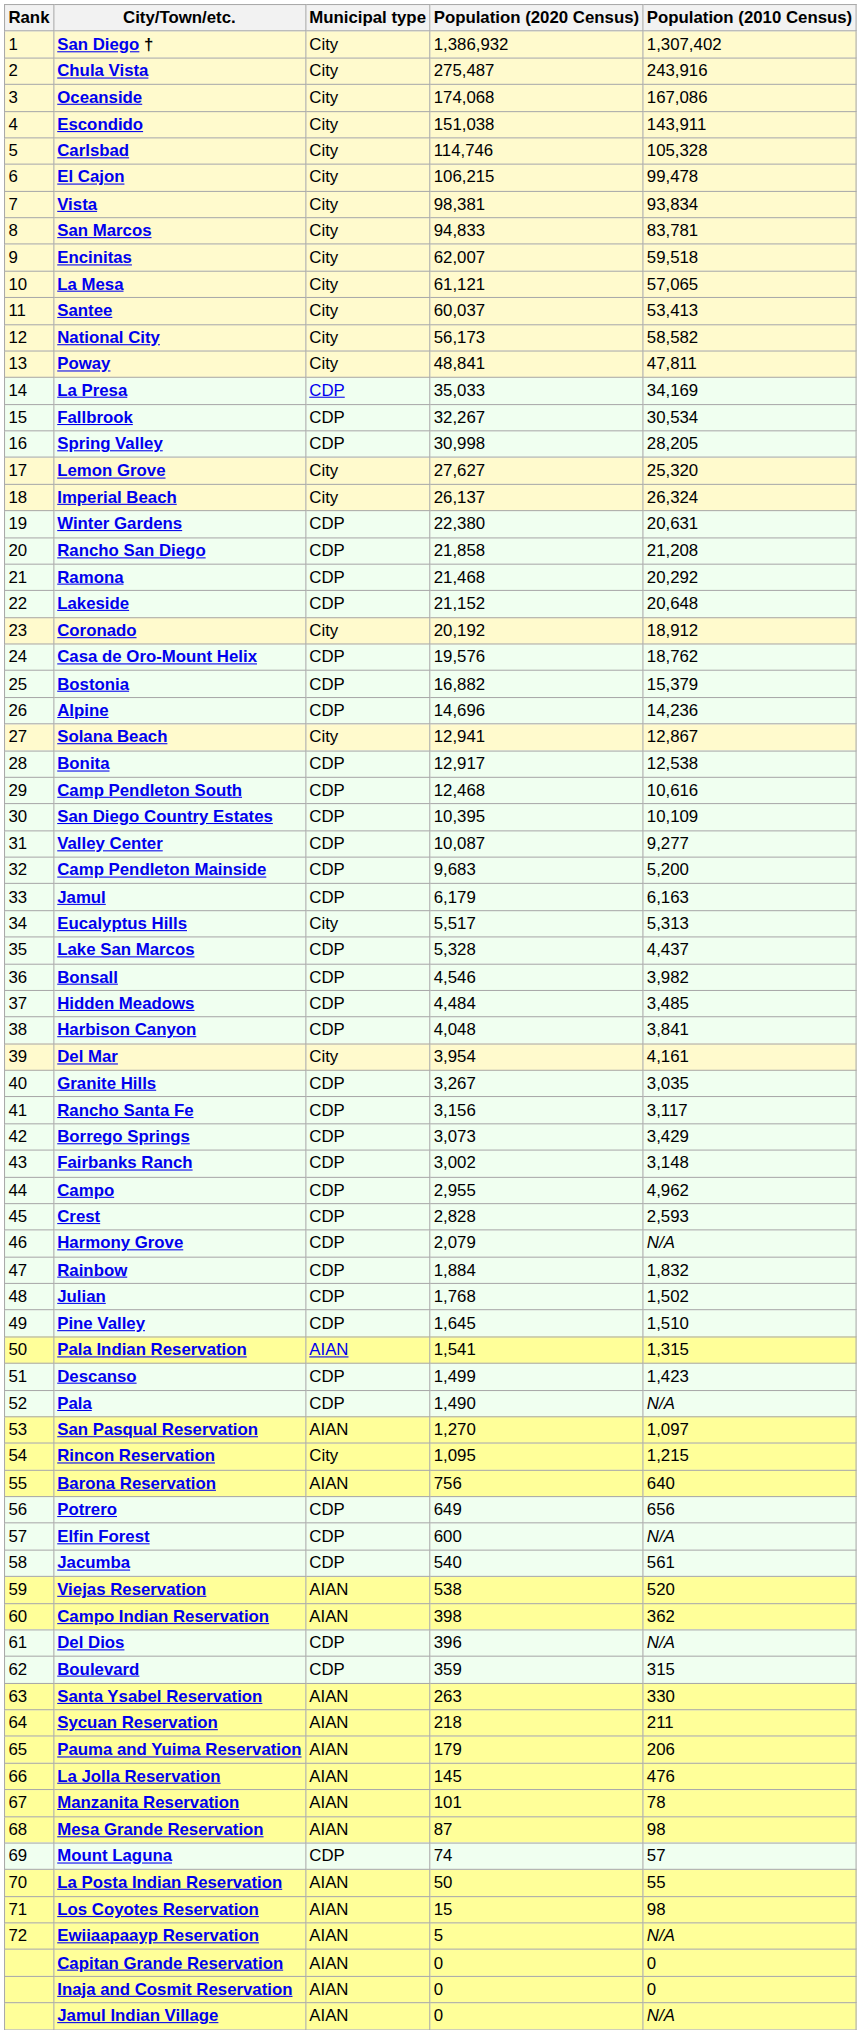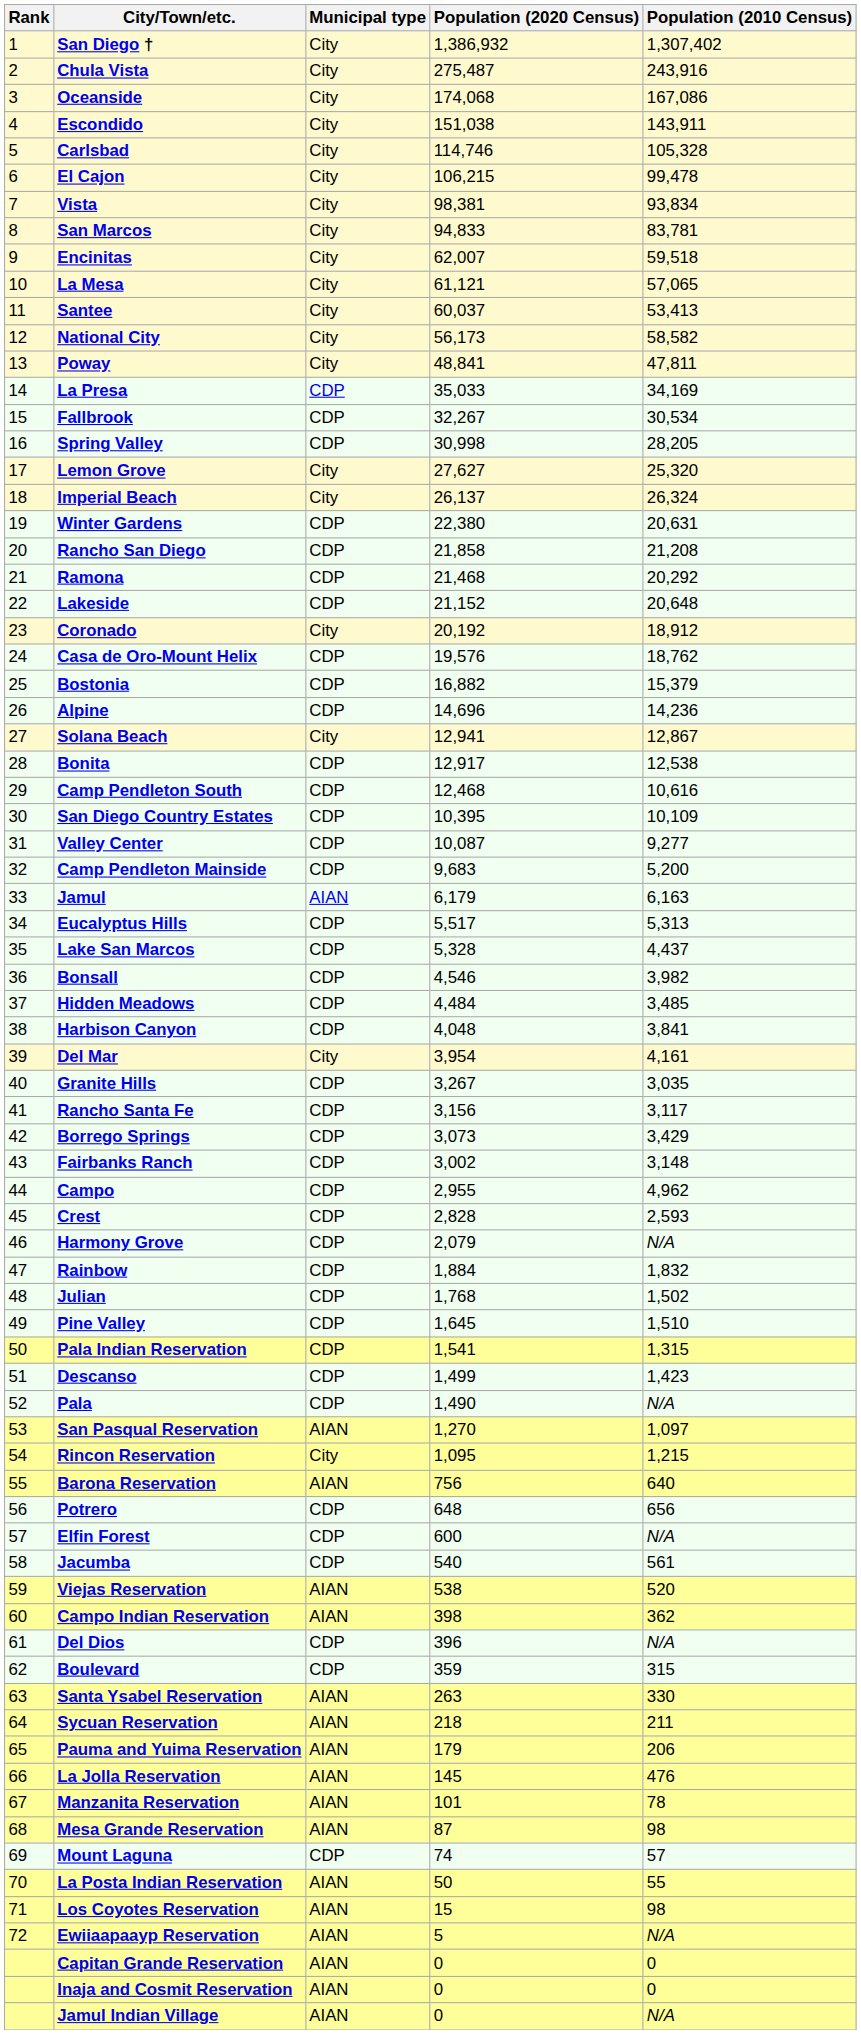(327, 897) CDP -> (329, 897) AIAN
(324, 923) City -> (327, 923) CDP
(329, 1350) AIAN -> (327, 1350) CDP
(448, 1509) 649 -> (448, 1509) 648
